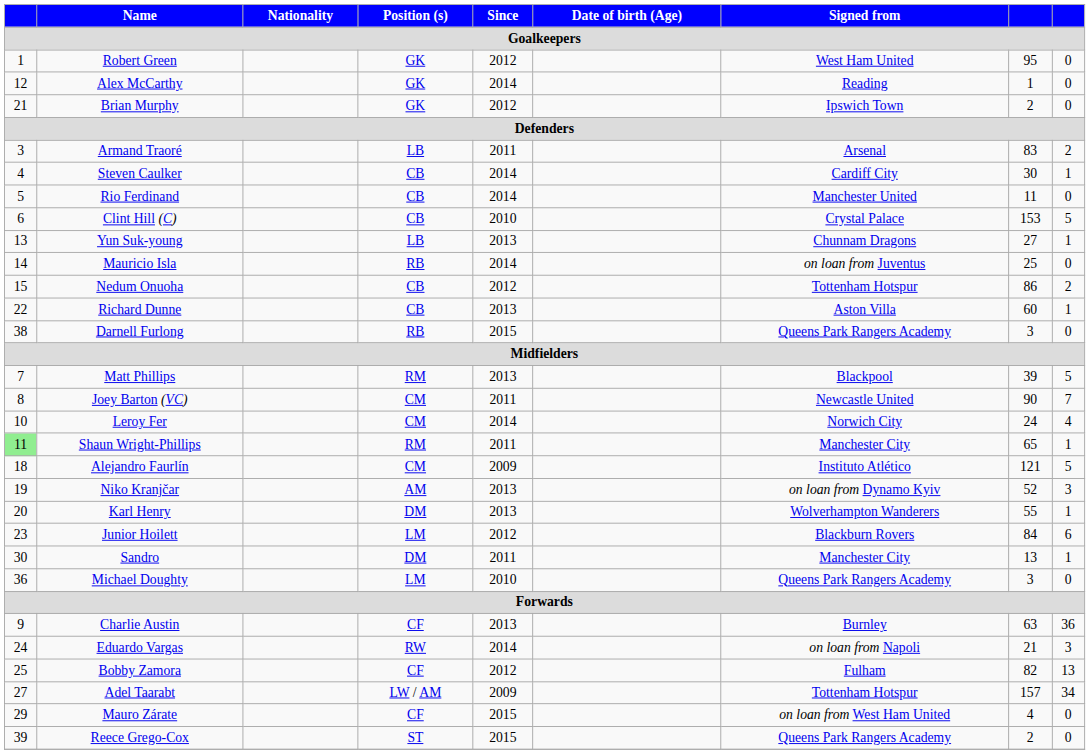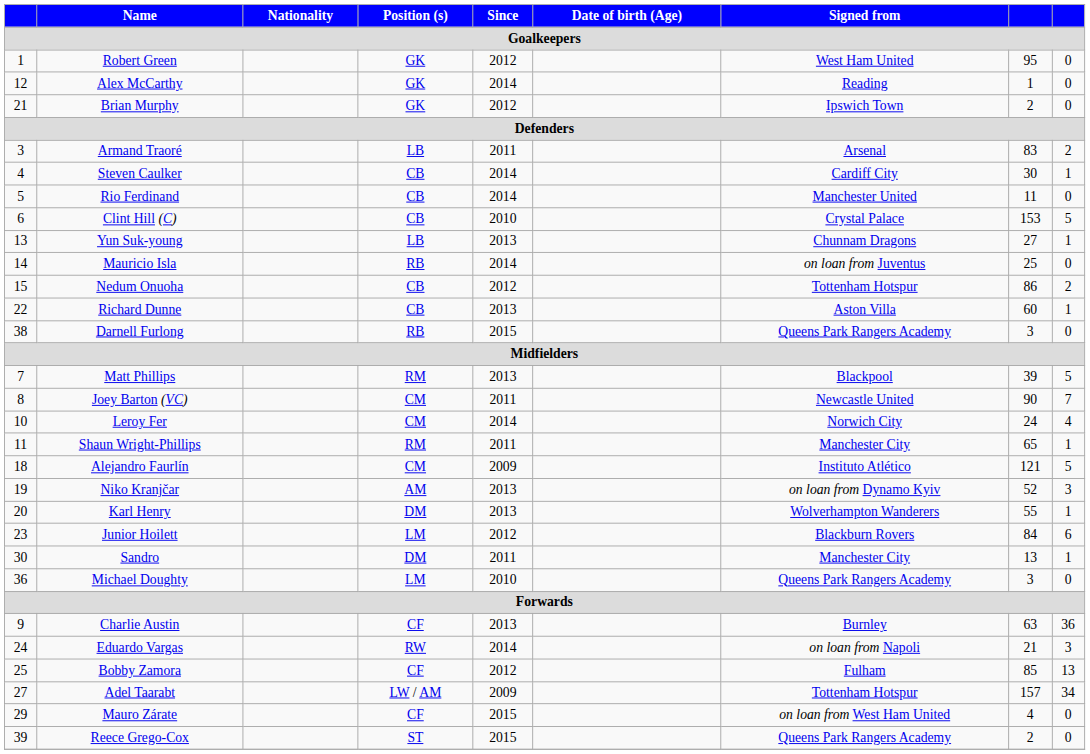(21, 444) lightgreen background -> (21, 444) no background
(1030, 670) 82 -> (1030, 670) 85
